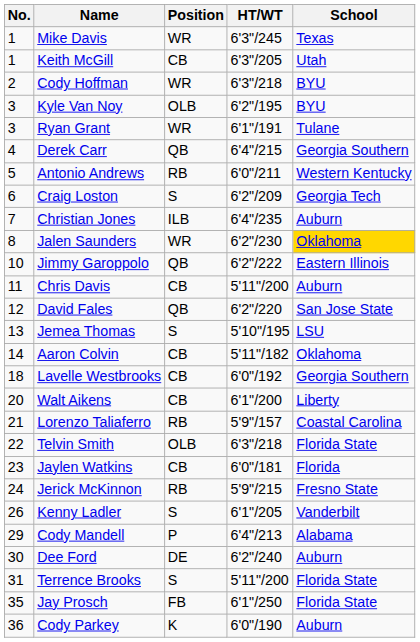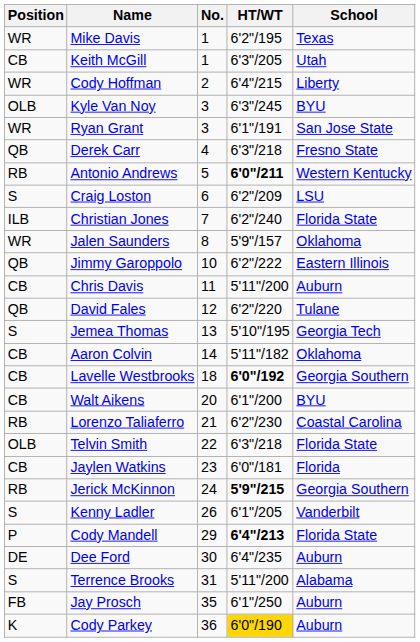columns swapped: (19, 15) <-> (196, 15)
(256, 38) 6'3"/245 -> (256, 38) 6'2"/195
(256, 83) 6'3"/218 -> (256, 83) 6'4"/215
(311, 83) BYU -> (318, 83) Liberty
(256, 106) 6'2"/195 -> (256, 106) 6'3"/245
(318, 128) Tulane -> (345, 128) San Jose State
(256, 151) 6'4"/215 -> (256, 151) 6'3"/218
(353, 151) Georgia Southern -> (337, 151) Fresno State
(256, 173) normal -> (257, 173) bold
(339, 196) Georgia Tech -> (310, 196) LSU
(256, 219) 6'4"/235 -> (256, 219) 6'2"/240
(319, 219) Auburn -> (337, 219) Florida State
(256, 241) 6'2"/230 -> (256, 241) 5'9"/157
(329, 241) gold background -> (329, 241) no background
(345, 309) San Jose State -> (318, 309) Tulane
(310, 331) LSU -> (339, 331) Georgia Tech
(256, 377) normal -> (257, 377) bold
(318, 399) Liberty -> (311, 399) BYU
(256, 422) 5'9"/157 -> (256, 422) 6'2"/230
(256, 490) normal -> (257, 490) bold
(337, 490) Fresno State -> (353, 490) Georgia Southern
(256, 535) normal -> (257, 535) bold
(324, 535) Alabama -> (337, 535) Florida State
(256, 557) 6'2"/240 -> (256, 557) 6'4"/235
(337, 580) Florida State -> (324, 580) Alabama
(337, 602) Florida State -> (319, 602) Auburn
(256, 625) no background -> (256, 625) gold background
